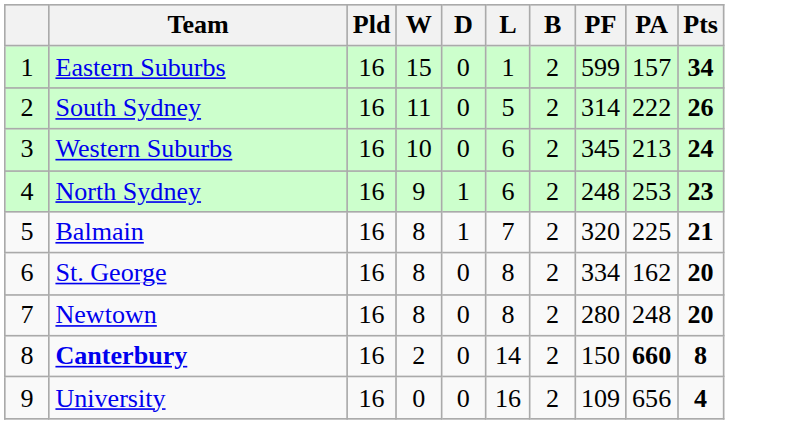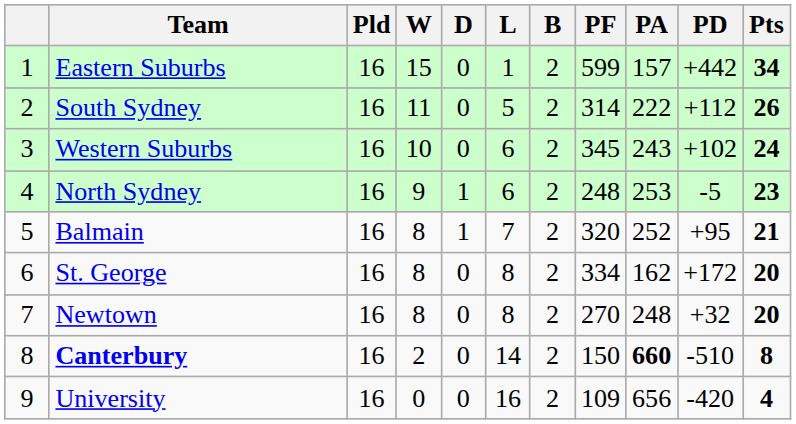+ column: (710, 25)
(652, 149) 213 -> (652, 149) 243
(652, 231) 225 -> (652, 231) 252
(600, 314) 280 -> (600, 314) 270
